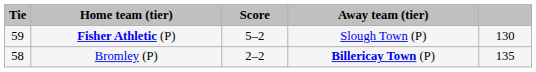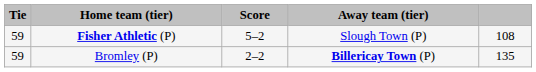(505, 36) 130 -> (505, 36) 108
(18, 57) 58 -> (18, 57) 59
